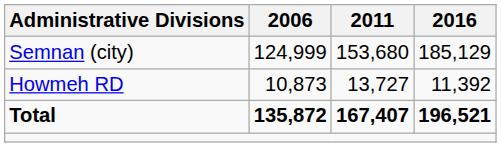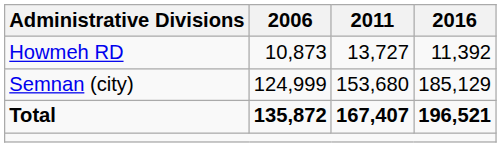rows swapped: (66, 84) <-> (71, 52)
